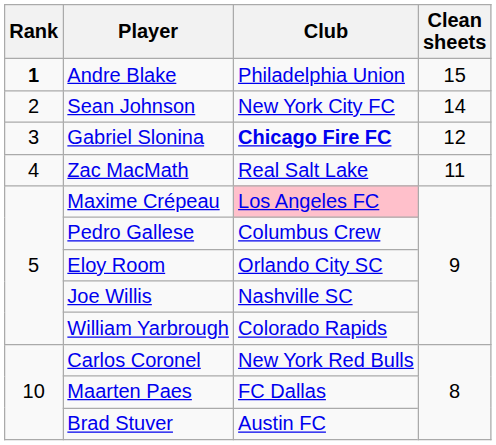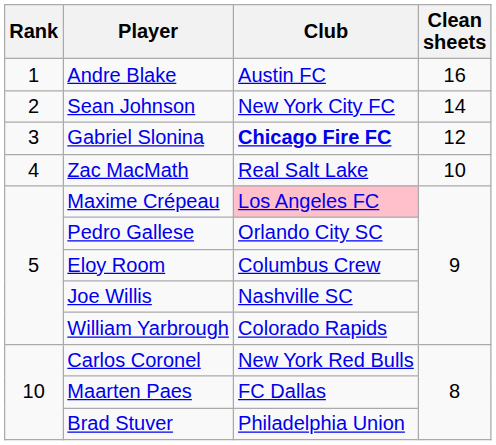(34, 74) bold -> (34, 74) normal
(322, 74) Philadelphia Union -> (282, 74) Austin FC
(455, 74) 15 -> (455, 74) 16
(455, 169) 11 -> (455, 169) 10
(309, 233) Columbus Crew -> (310, 233) Orlando City SC
(310, 264) Orlando City SC -> (309, 264) Columbus Crew
(282, 423) Austin FC -> (322, 423) Philadelphia Union
